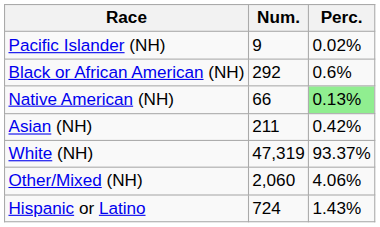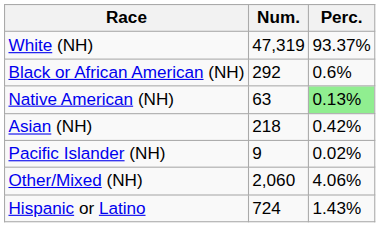rows swapped: (51, 153) <-> (87, 45)
(262, 99) 66 -> (262, 99) 63
(266, 126) 211 -> (267, 126) 218
